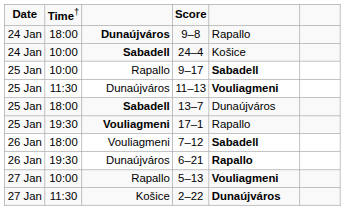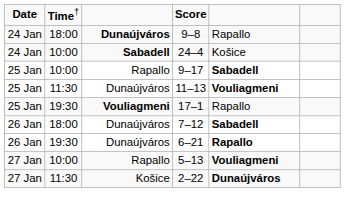- row: (191, 106)
(139, 142) Vouliagmeni -> (138, 124) Dunaújváros
